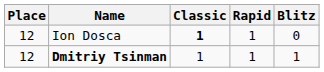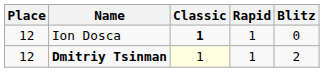(200, 56) no background -> (200, 56) lightyellow background
(296, 56) 1 -> (296, 56) 2
